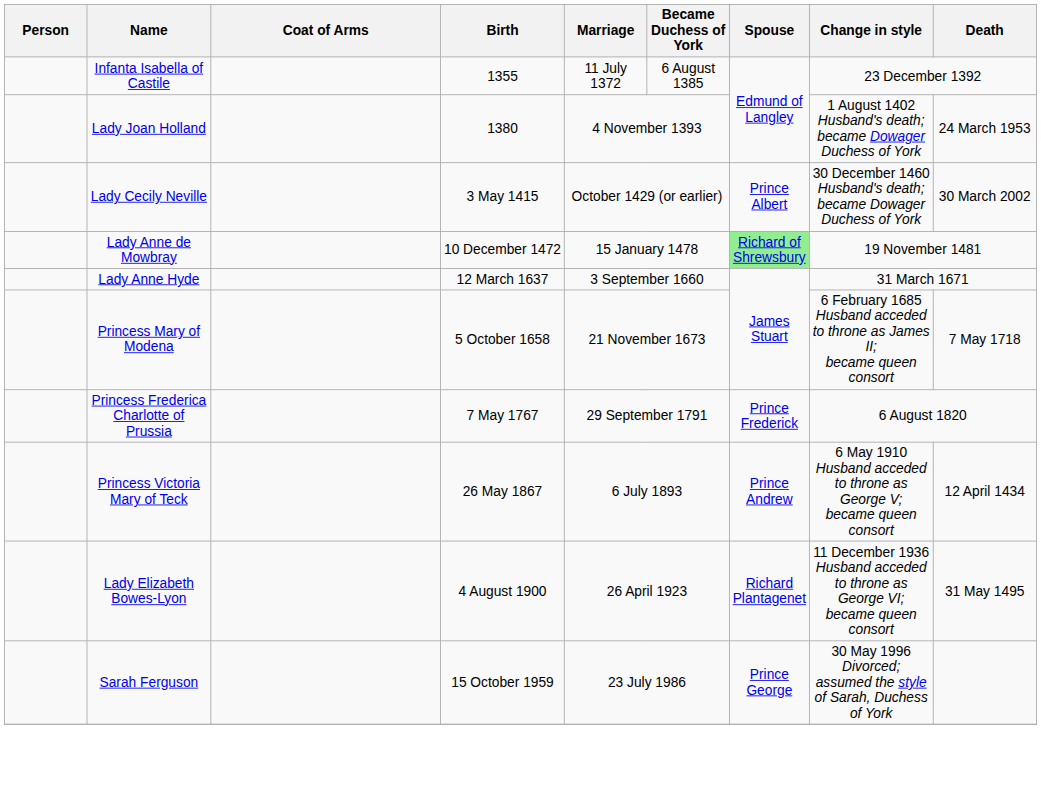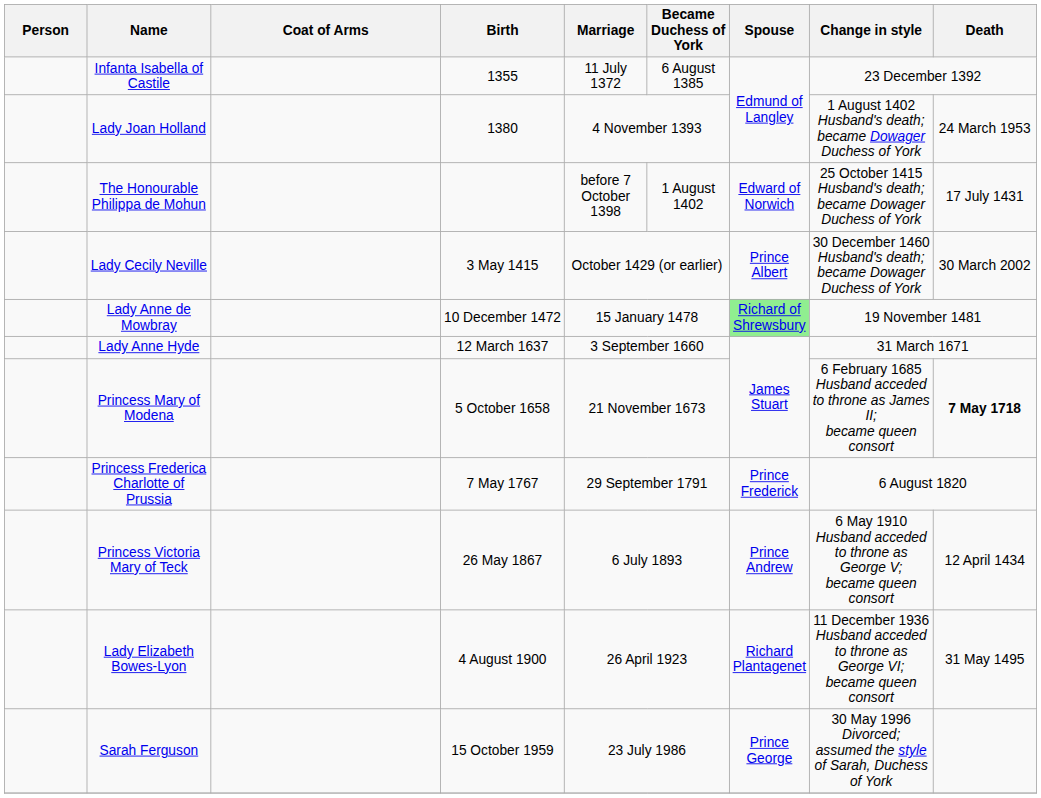+ row: (149, 196)
(985, 339) normal -> (985, 408) bold
